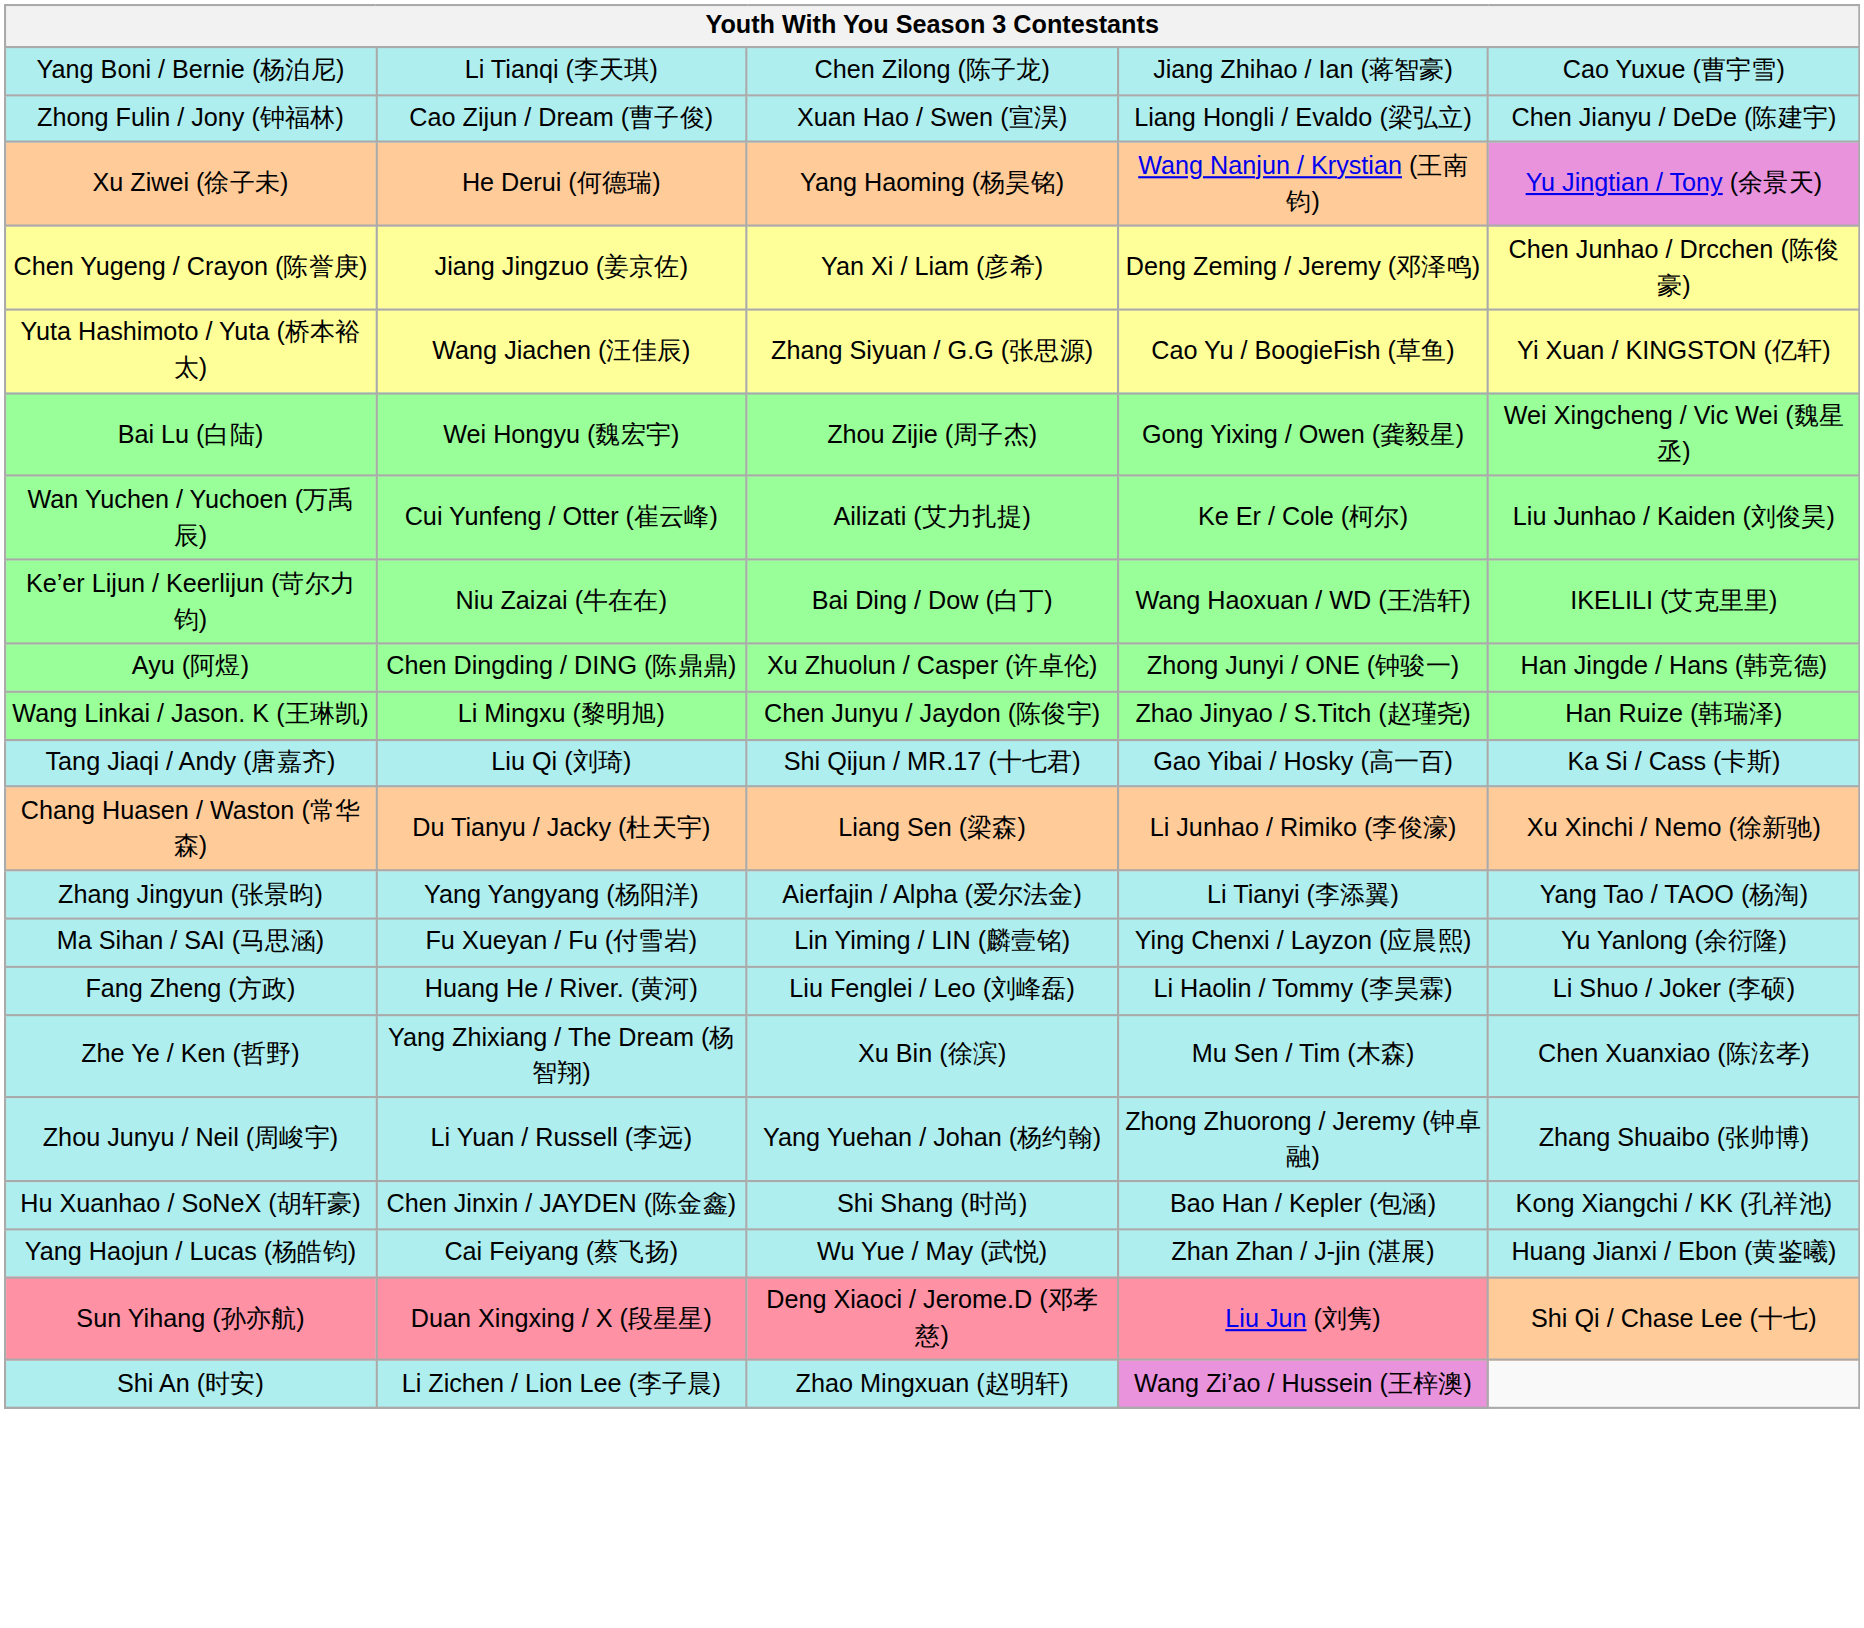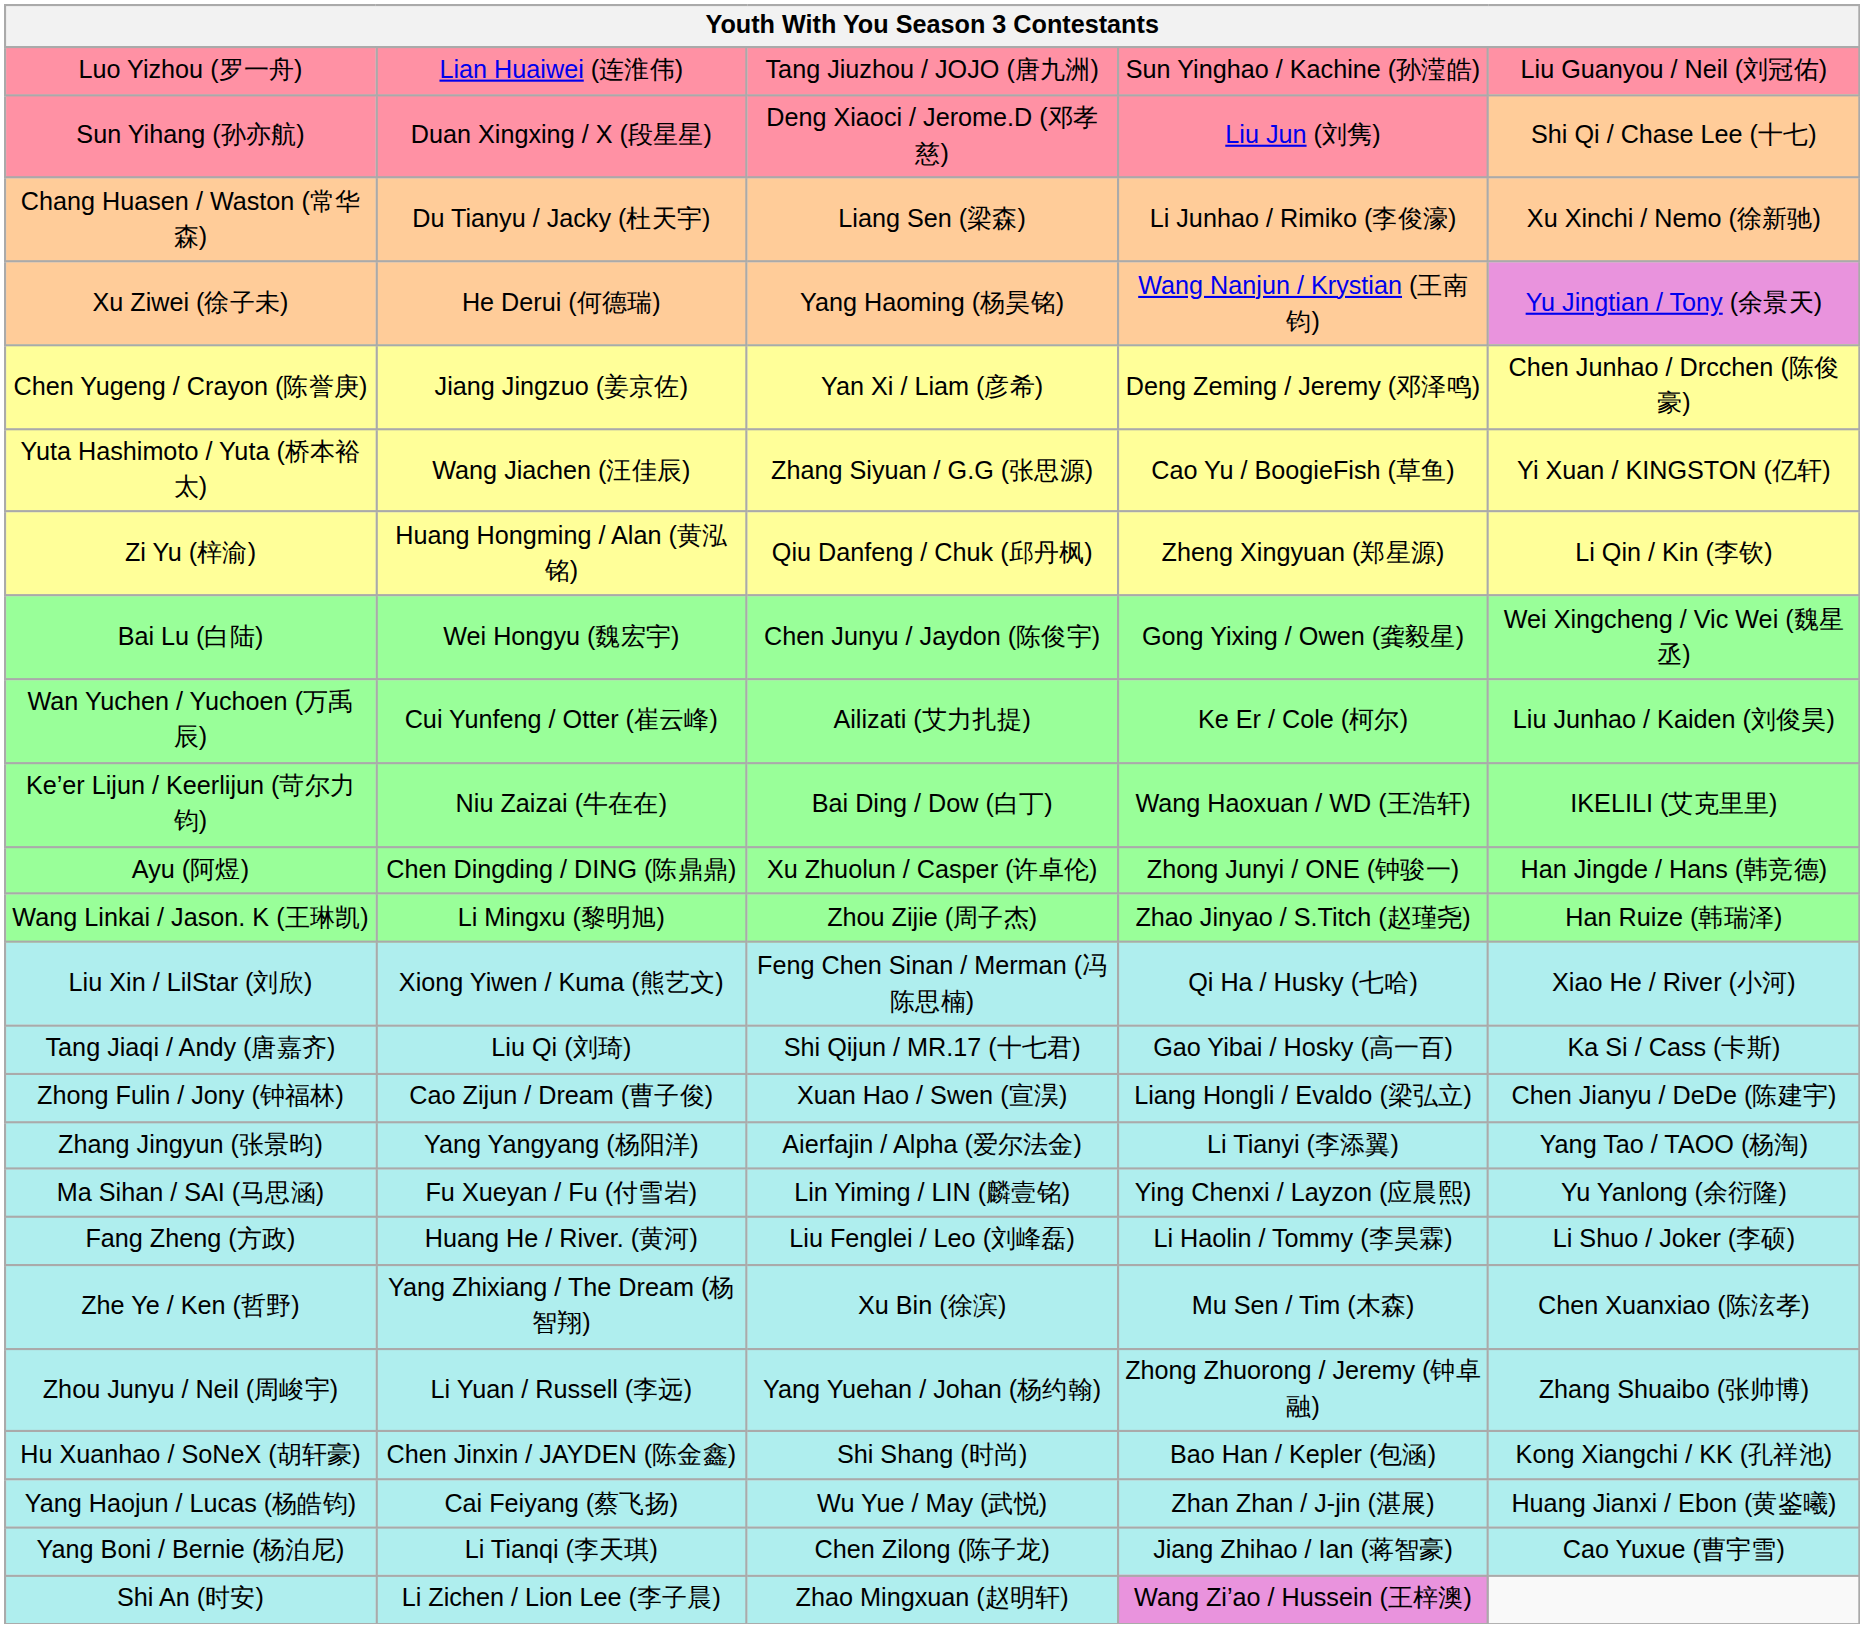+ row: (190, 69)
rows swapped: (190, 1318) <-> (190, 69)
rows swapped: (190, 828) <-> (190, 117)
+ row: (190, 553)
(932, 434) Zhou Zijie (周子杰) -> (932, 636) Chen Junyu / Jaydon (陈俊宇)
(932, 714) Chen Junyu / Jaydon (陈俊宇) -> (932, 917) Zhou Zijie (周子杰)
+ row: (190, 983)
